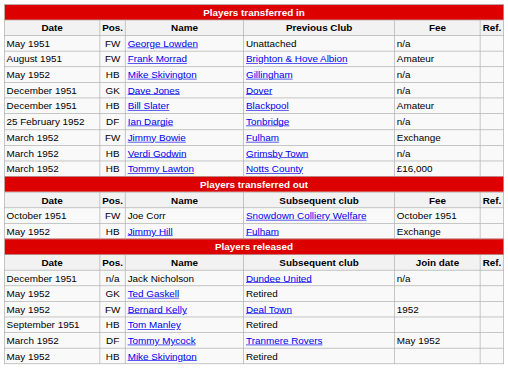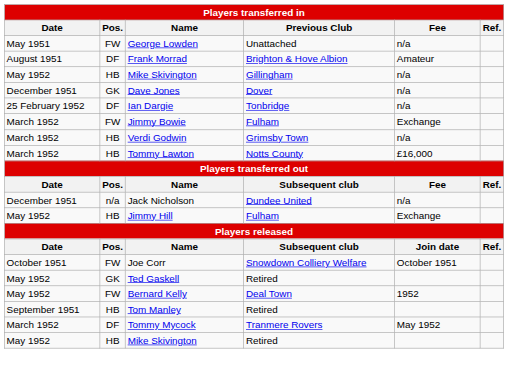(113, 59) FW -> (113, 59) DF
- row: (149, 106)
rows swapped: (161, 278) <-> (147, 216)
